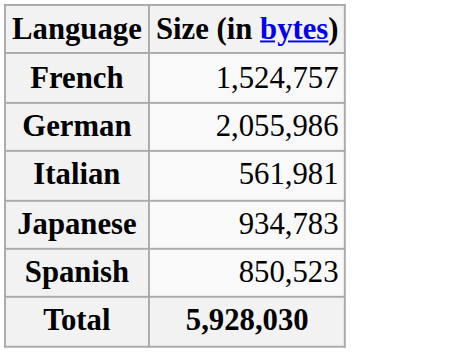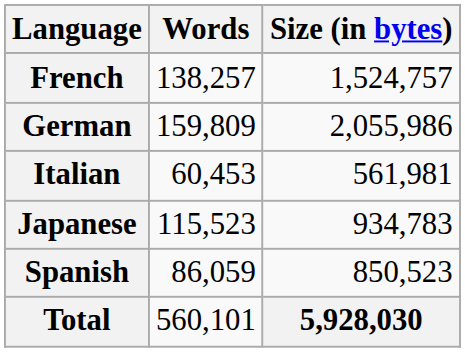+ column: (206, 28)
